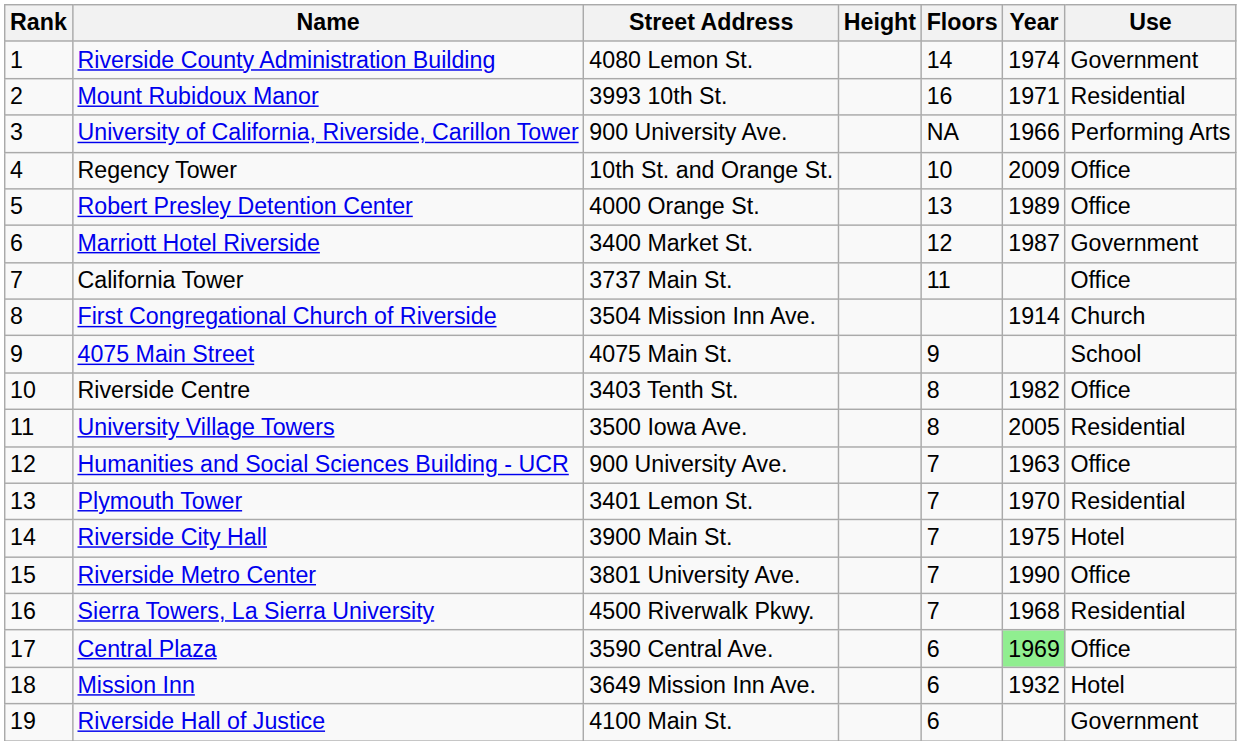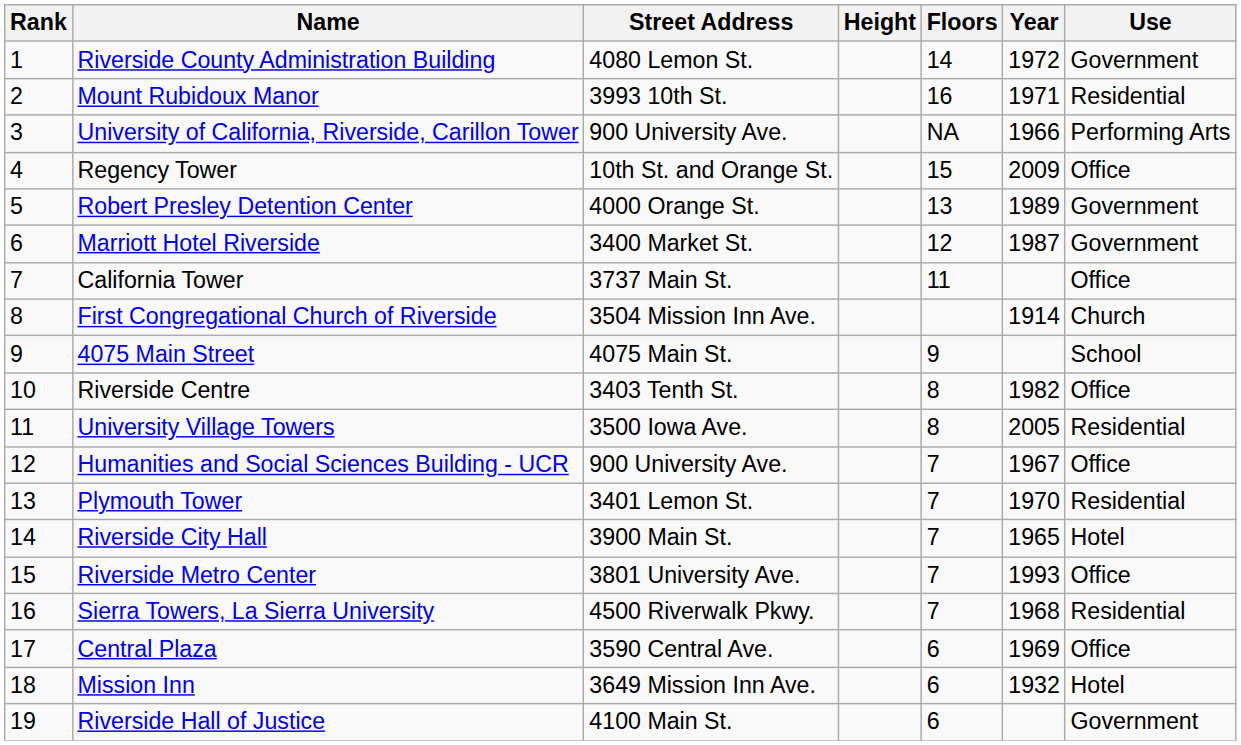(1034, 59) 1974 -> (1034, 59) 1972
(940, 170) 10 -> (940, 170) 15
(1101, 206) Office -> (1134, 206) Government
(1034, 464) 1963 -> (1034, 464) 1967
(1034, 538) 1975 -> (1034, 538) 1965
(1034, 574) 1990 -> (1034, 574) 1993
(1034, 648) lightgreen background -> (1034, 648) no background
